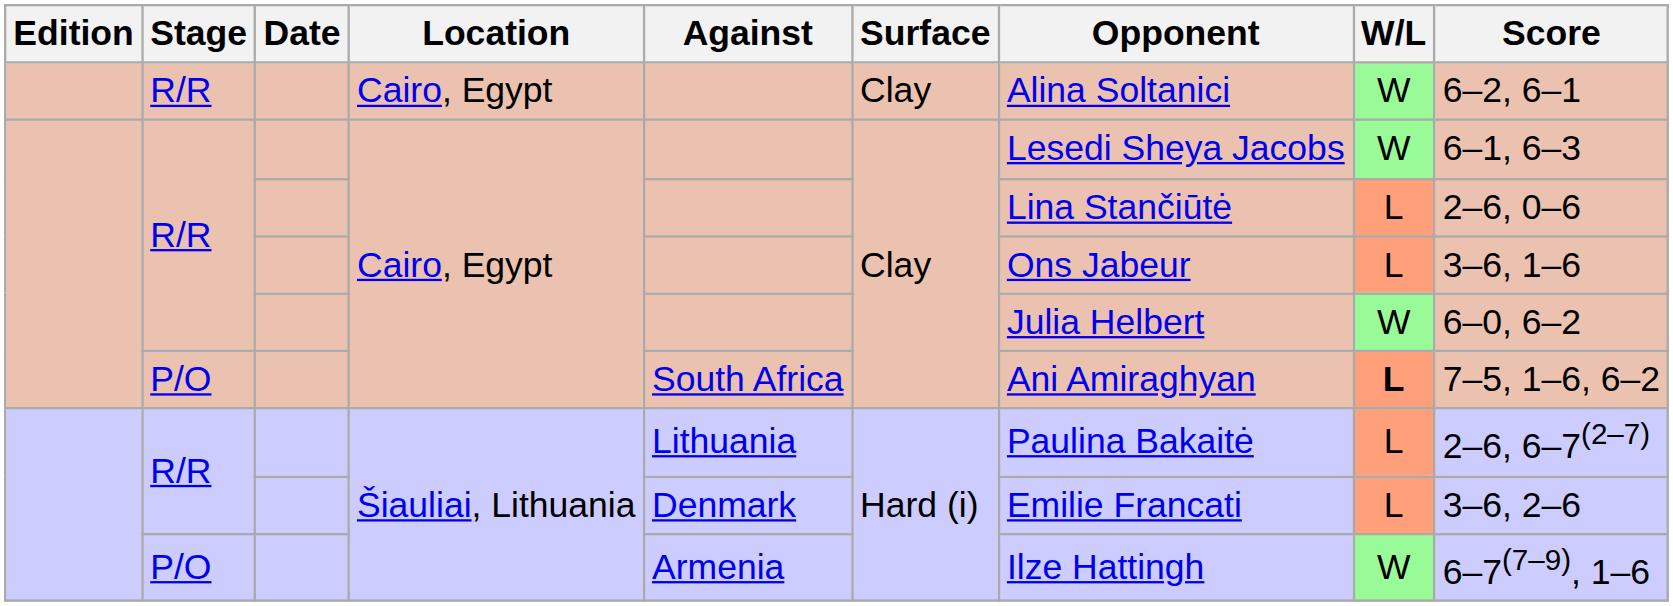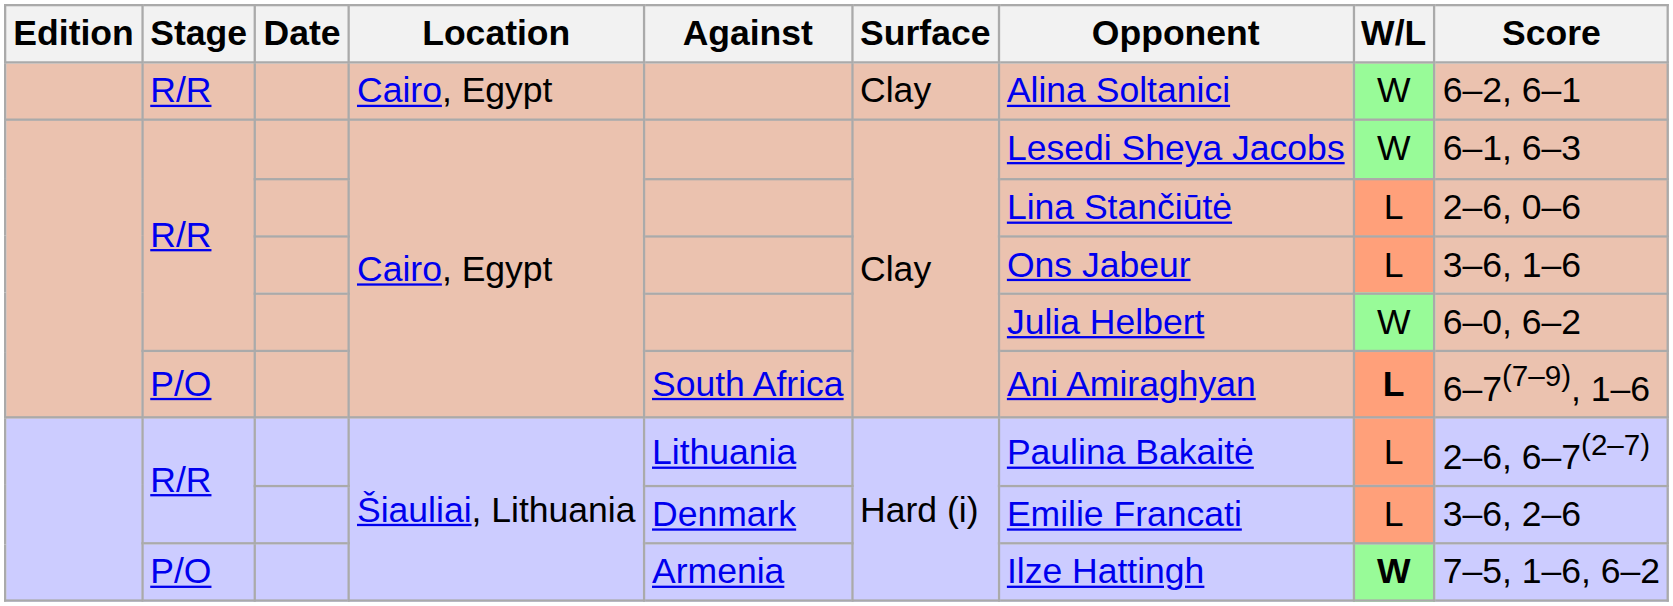(1551, 378) 7–5, 1–6, 6–2 -> (1546, 383) 6–7(7–9), 1–6
(1394, 566) normal -> (1394, 571) bold
(1546, 566) 6–7(7–9), 1–6 -> (1551, 571) 7–5, 1–6, 6–2
